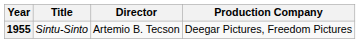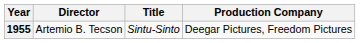columns swapped: (62, 13) <-> (136, 13)
